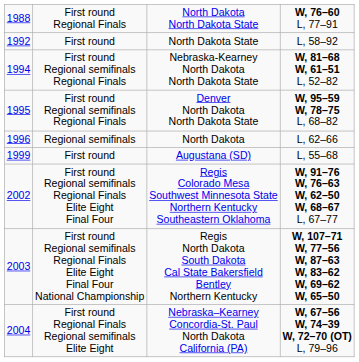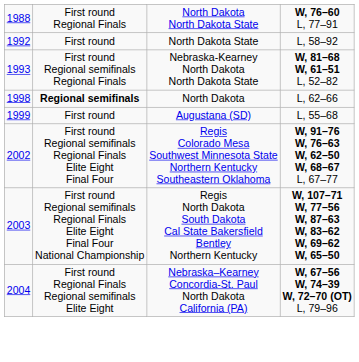(19, 70) 1994 -> (19, 70) 1993
- row: (213, 110)
(19, 139) 1996 -> (19, 98) 1998
(90, 139) normal -> (90, 98) bold
